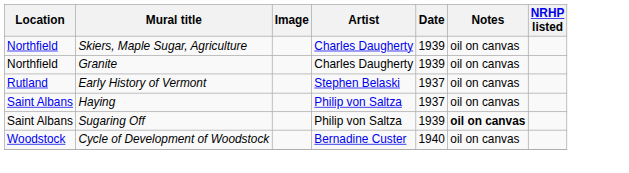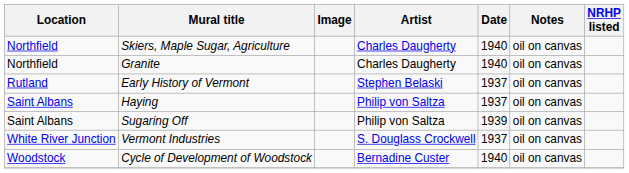(432, 45) 1939 -> (494, 45) 1940
(432, 64) 1939 -> (494, 64) 1940
(488, 121) bold -> (547, 121) normal
+ row: (171, 139)
